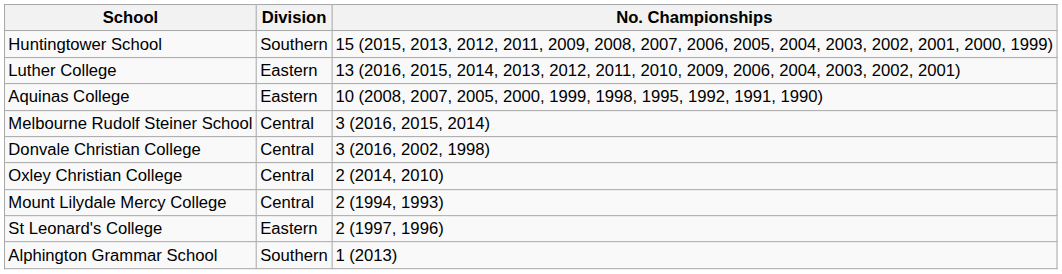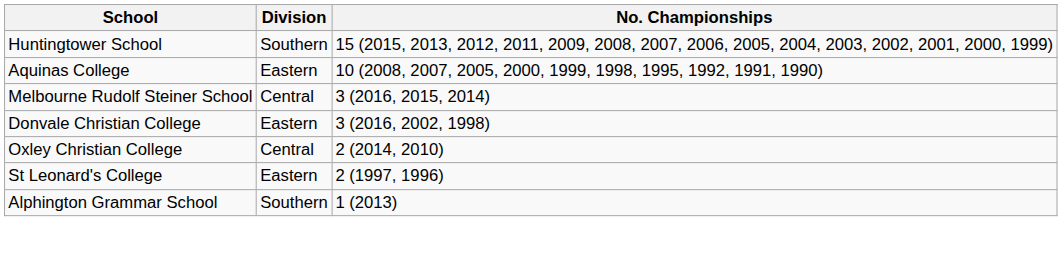- row: (62, 70)
(287, 149) Central -> (289, 123) Eastern
- row: (117, 202)
